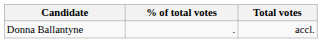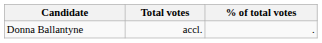columns swapped: (277, 12) <-> (181, 12)
